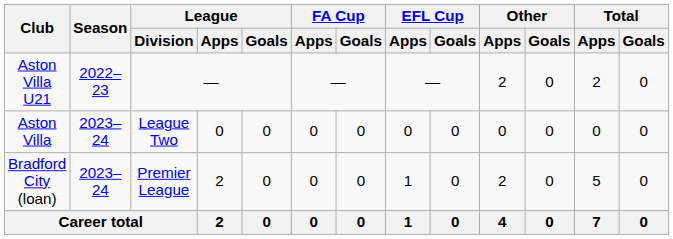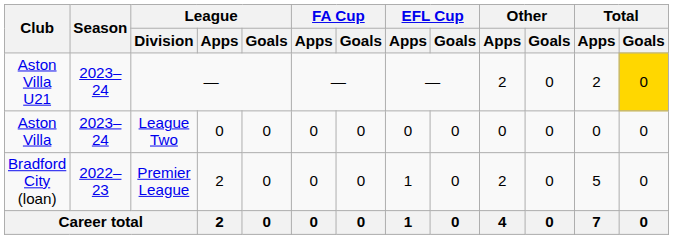(100, 81) 2022–23 -> (100, 81) 2023–24
(644, 81) no background -> (644, 81) gold background
(100, 181) 2023–24 -> (100, 181) 2022–23
